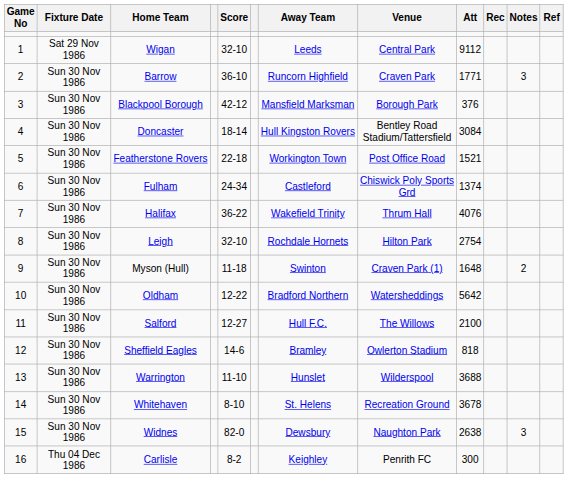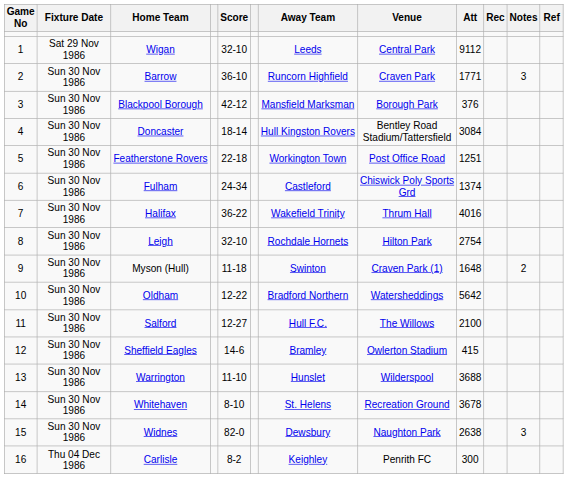(470, 159) 1521 -> (470, 159) 1251
(470, 214) 4076 -> (470, 214) 4016
(470, 350) 818 -> (470, 350) 415
